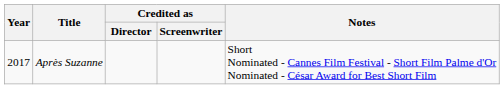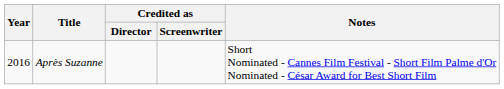(19, 62) 2017 -> (19, 62) 2016
